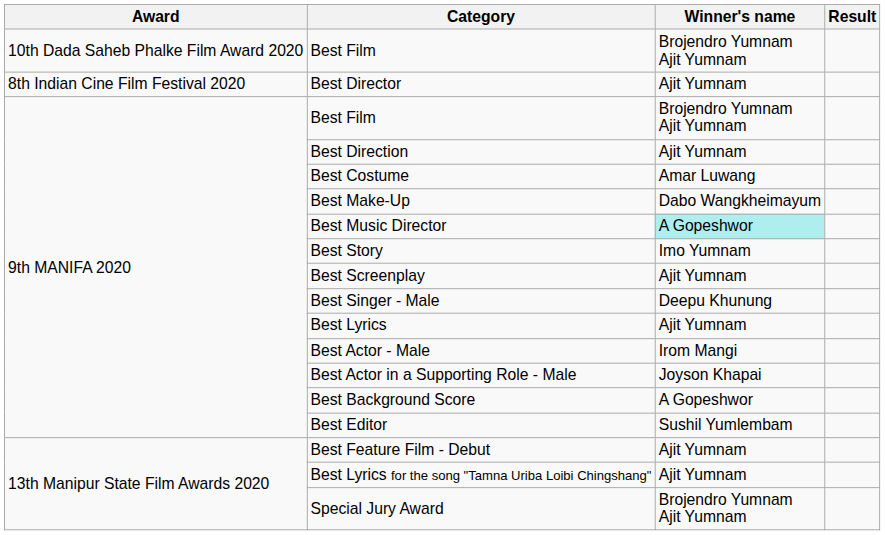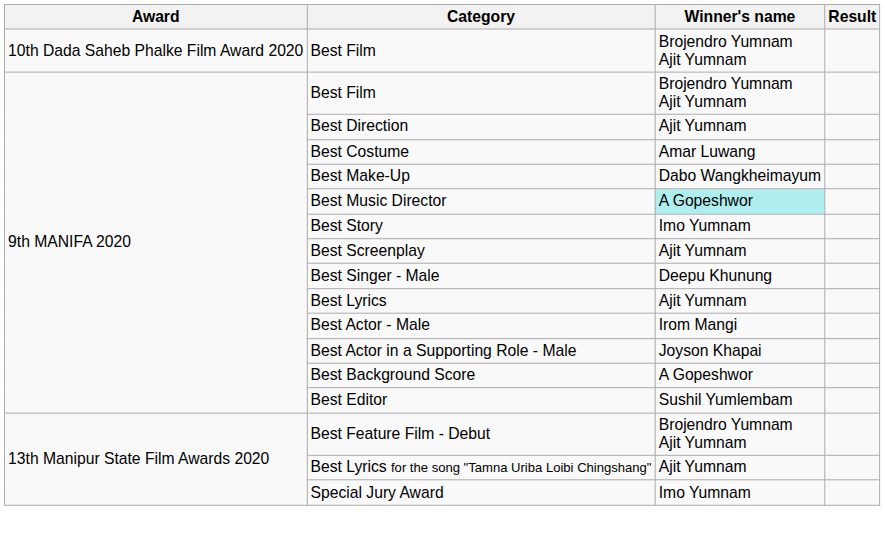- row: (127, 84)
(703, 450) Ajit Yumnam -> (726, 434) Brojendro Yumnam Ajit Yumnam
(726, 508) Brojendro Yumnam Ajit Yumnam -> (705, 492) Imo Yumnam
